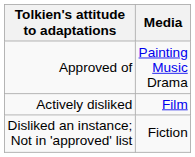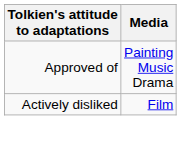- row: (70, 133)
